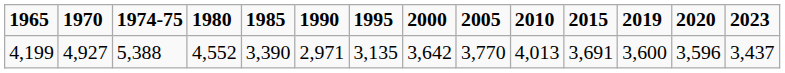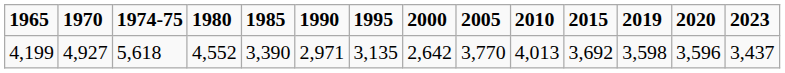(139, 51) 5,388 -> (139, 51) 5,618
(429, 51) 3,642 -> (429, 51) 2,642
(591, 51) 3,691 -> (591, 51) 3,692
(645, 51) 3,600 -> (645, 51) 3,598
